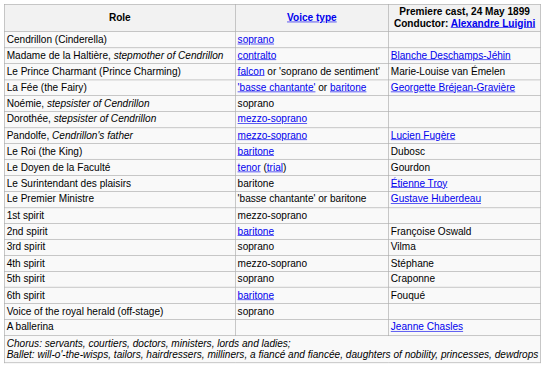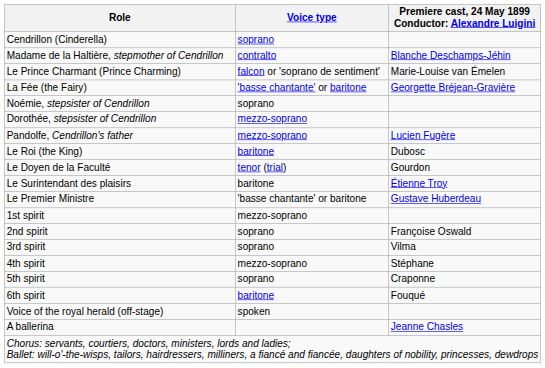(256, 231) baritone -> (256, 231) soprano
(256, 311) soprano -> (254, 311) spoken
